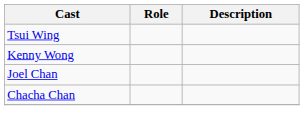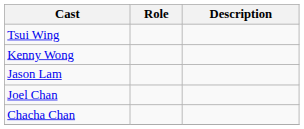+ row: (35, 74)
